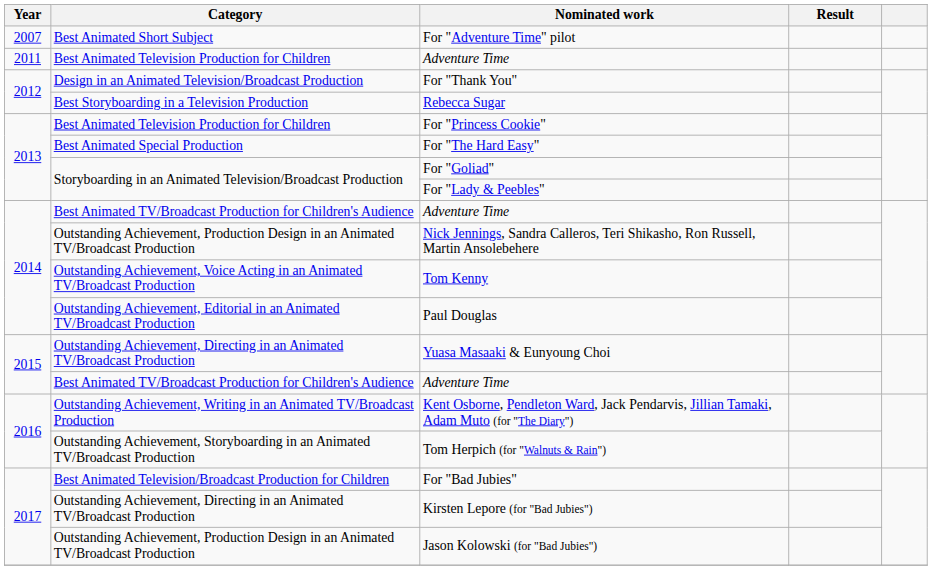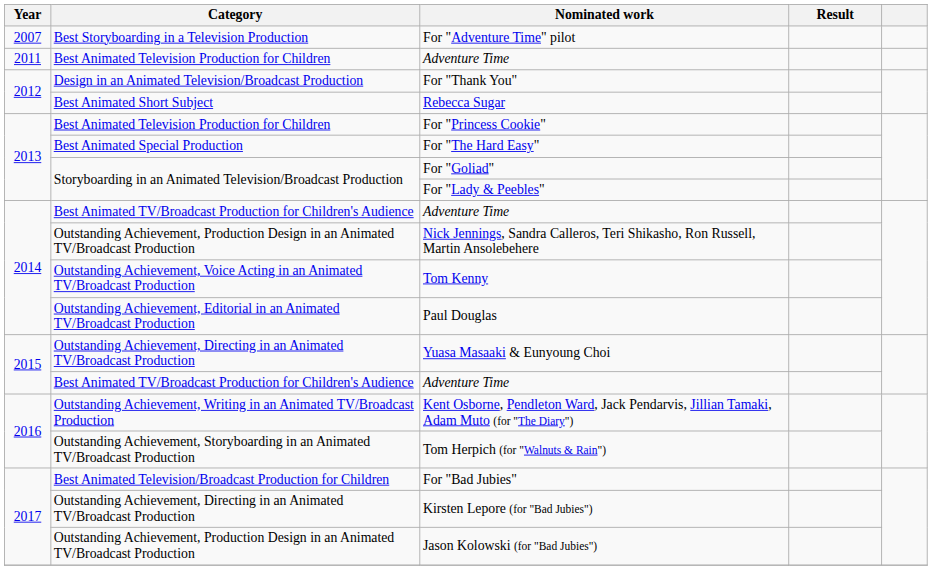(133, 37) Best Animated Short Subject -> (181, 37) Best Storyboarding in a Television Production
(181, 102) Best Storyboarding in a Television Production -> (133, 102) Best Animated Short Subject
